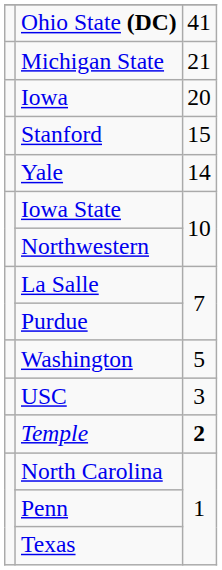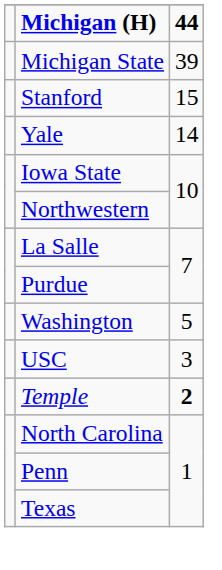+ row: (89, 23)
- row: (99, 23)
(199, 60) 21 -> (187, 60) 39
- row: (45, 97)
